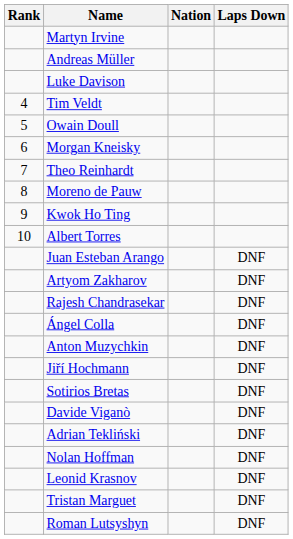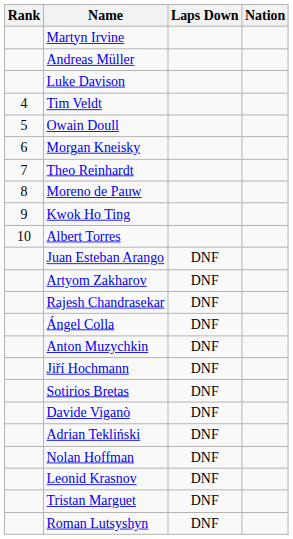columns swapped: (191, 15) <-> (251, 15)
